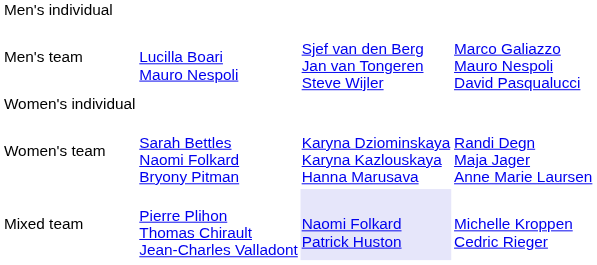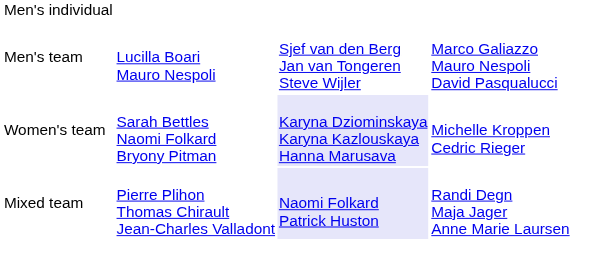- row: (70, 104)
(376, 160) no background -> (353, 139) lavender background
(523, 160) Randi Degn Maja Jager Anne Marie Laursen -> (491, 139) Michelle Kroppen Cedric Rieger
(513, 233) Michelle Kroppen Cedric Rieger -> (500, 212) Randi Degn Maja Jager Anne Marie Laursen
